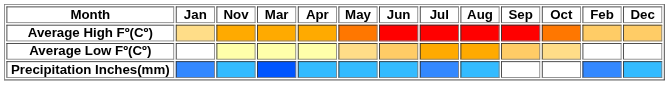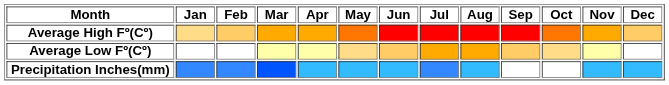columns swapped: (602, 14) <-> (236, 14)
